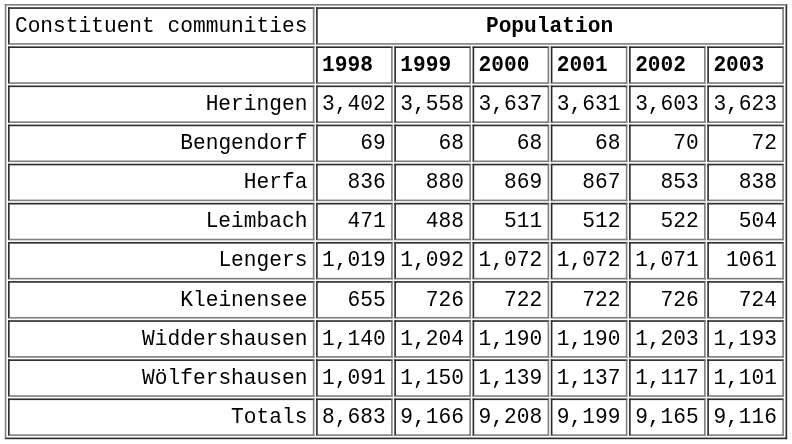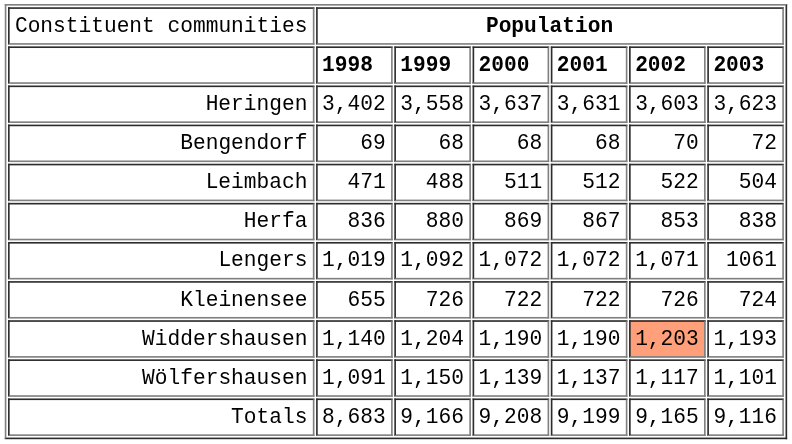rows swapped: (276, 182) <-> (257, 222)
(667, 339) no background -> (667, 339) lightsalmon background
